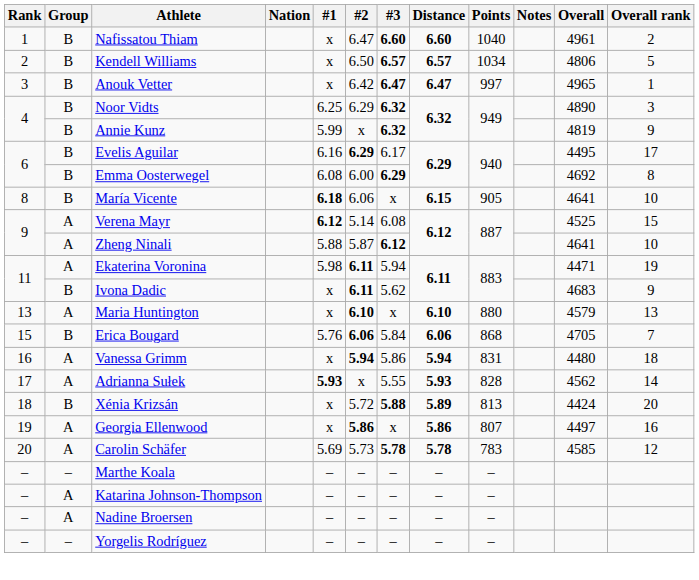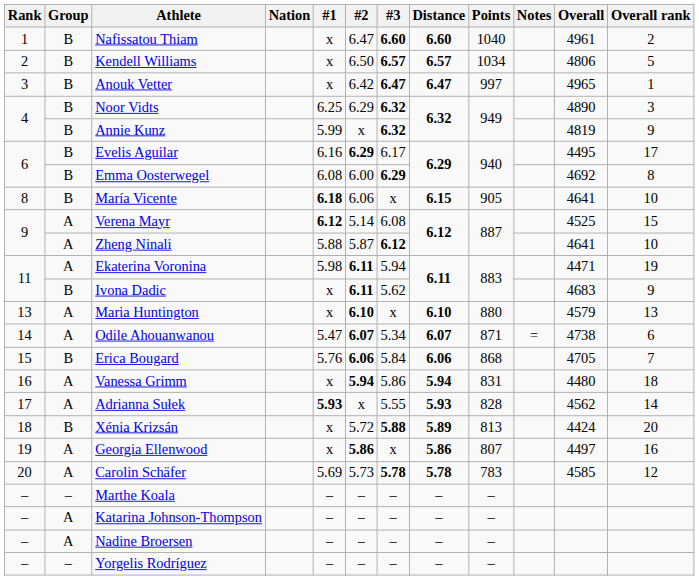+ row: (155, 335)
